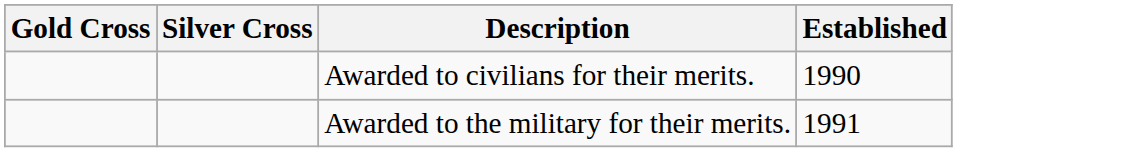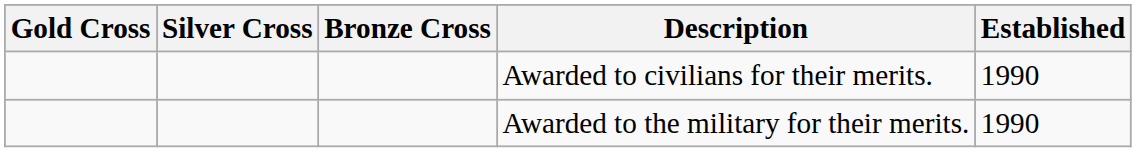+ column: (408, 27)
(832, 122) 1991 -> (1010, 122) 1990
